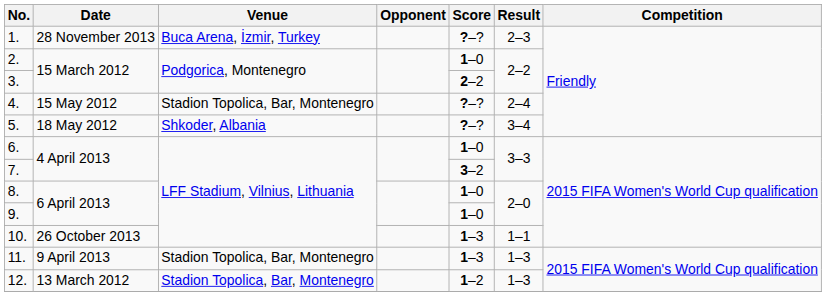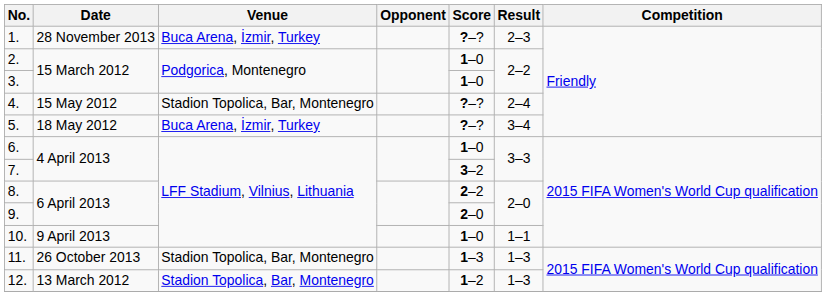(472, 81) 2–2 -> (472, 81) 1–0
(214, 125) Shkoder, Albania -> (241, 125) Buca Arena, İzmir, Turkey
(472, 192) 1–0 -> (472, 192) 2–2
(472, 214) 1–0 -> (472, 214) 2–0
(88, 236) 26 October 2013 -> (73, 236) 9 April 2013
(472, 236) 1–3 -> (472, 236) 1–0
(73, 258) 9 April 2013 -> (88, 258) 26 October 2013
